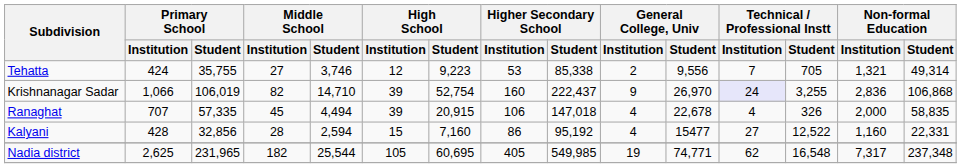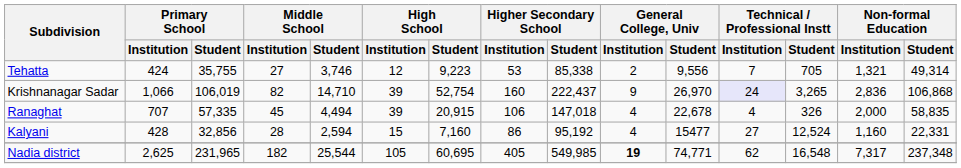(811, 91) 3,255 -> (811, 91) 3,265
(811, 132) 12,522 -> (811, 132) 12,524
(633, 153) normal -> (633, 153) bold
